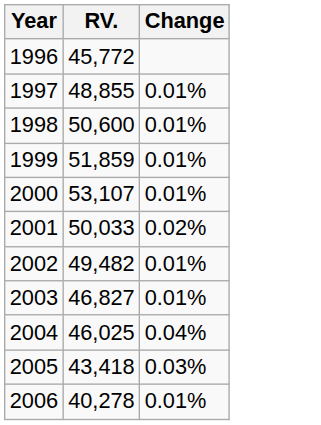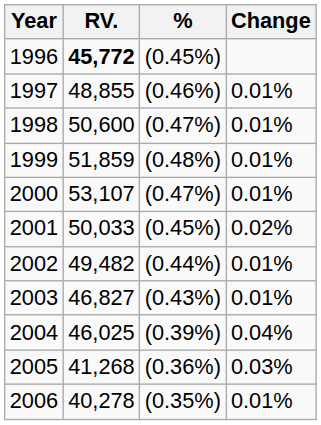+ column: (183, 21)
(101, 56) normal -> (101, 56) bold
(101, 366) 43,418 -> (101, 366) 41,268
